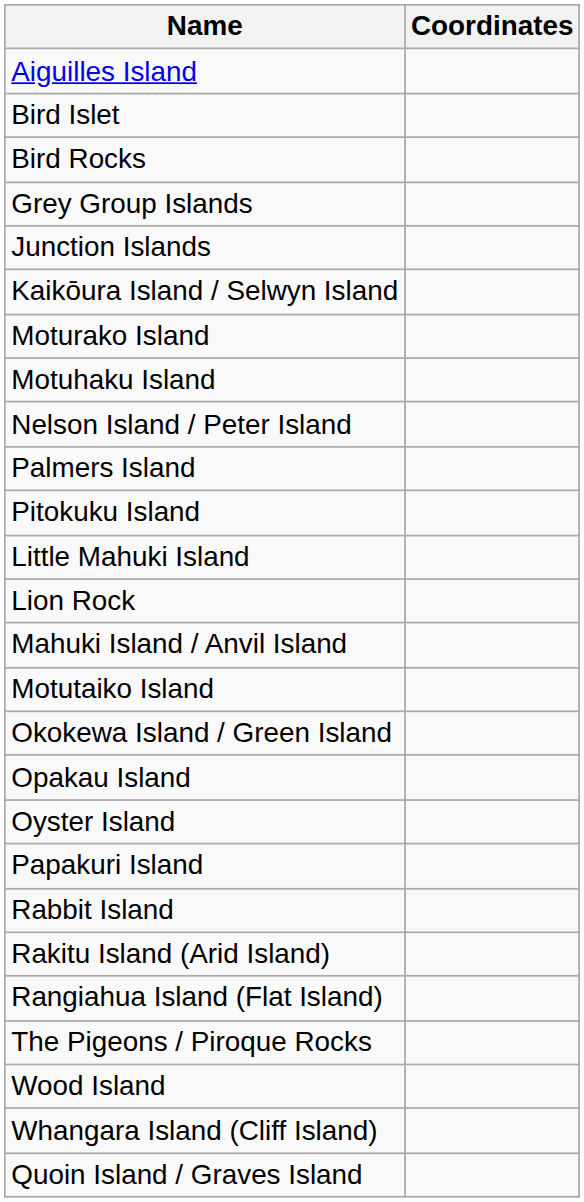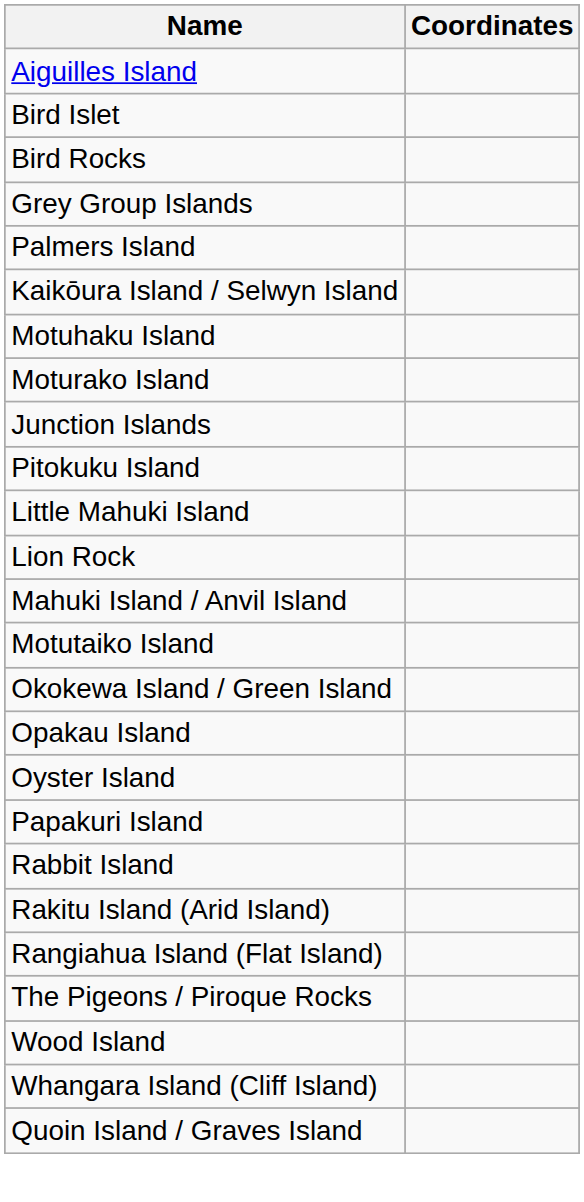rows swapped: (111, 247) <-> (103, 468)
rows swapped: (110, 335) <-> (113, 379)
- row: (182, 423)
